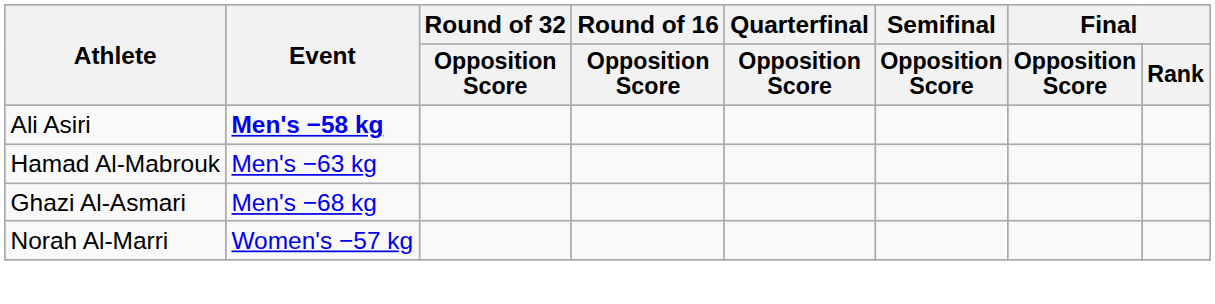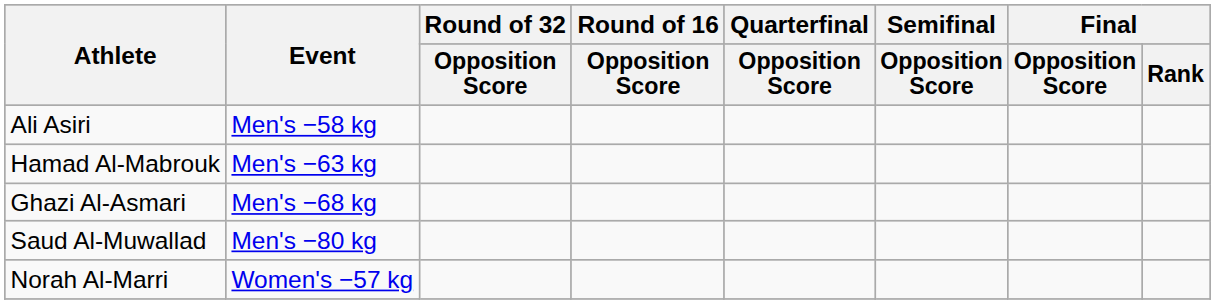(307, 125) bold -> (304, 125) normal
+ row: (109, 241)
